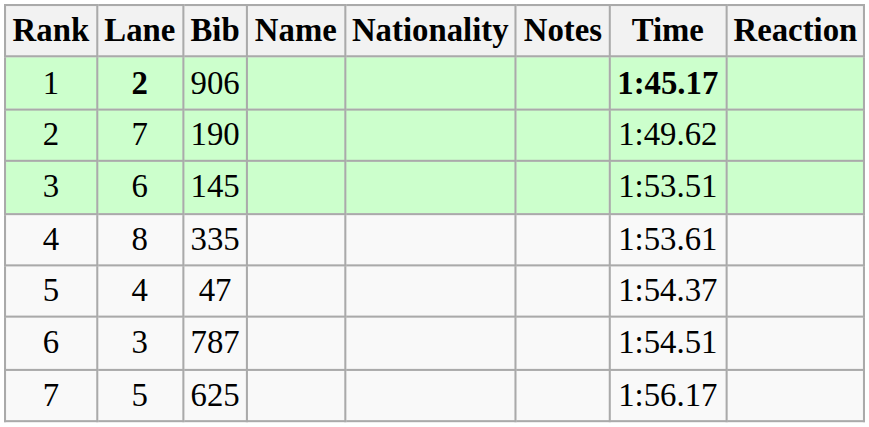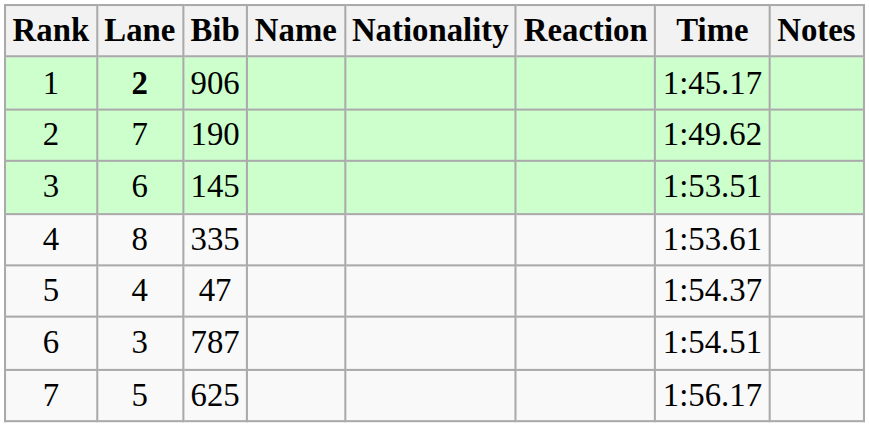columns swapped: (795, 30) <-> (563, 30)
(668, 82) bold -> (712, 82) normal
